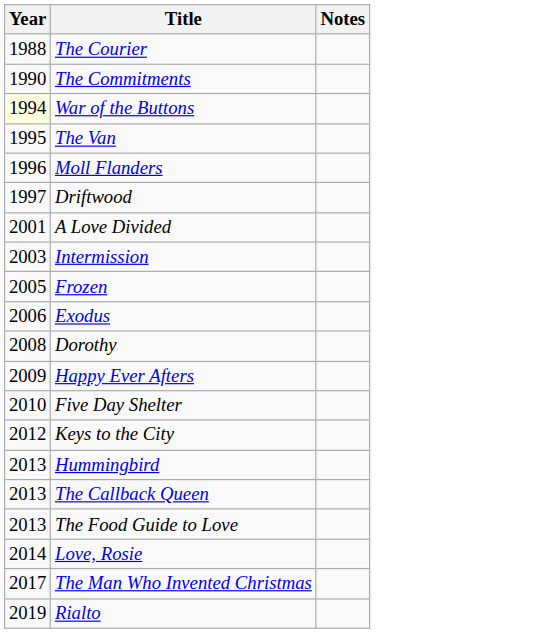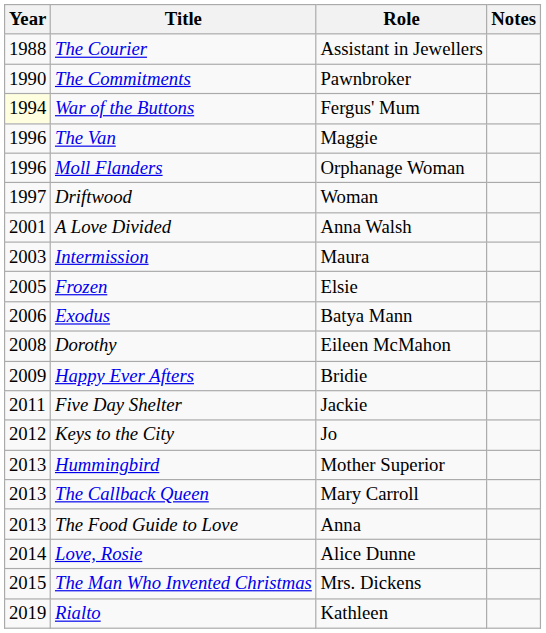+ column: (402, 19)
(28, 138) 1995 -> (28, 138) 1996
(28, 405) 2010 -> (27, 405) 2011
(28, 583) 2017 -> (28, 583) 2015
